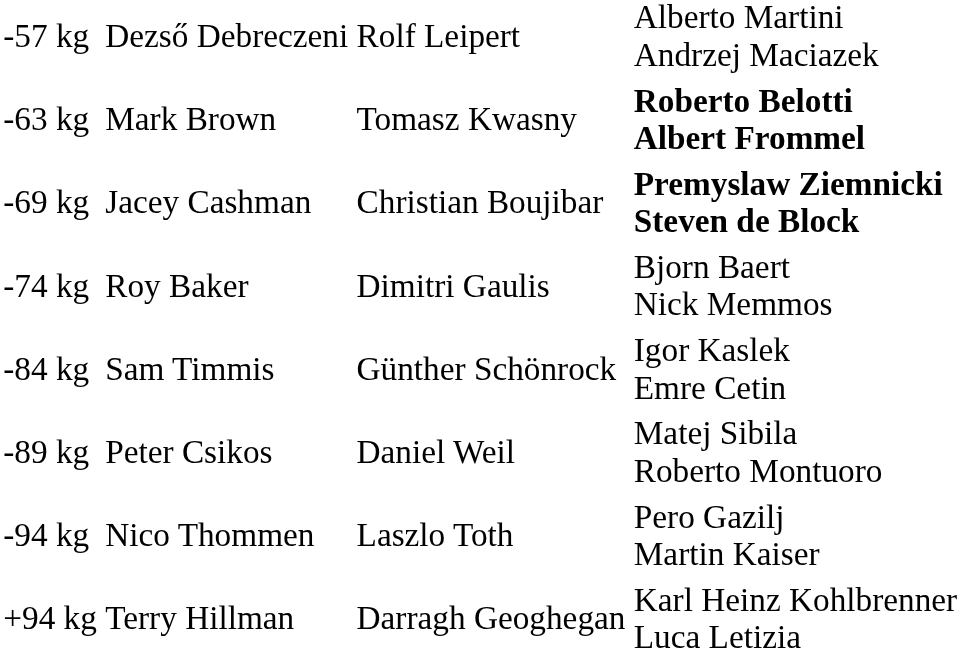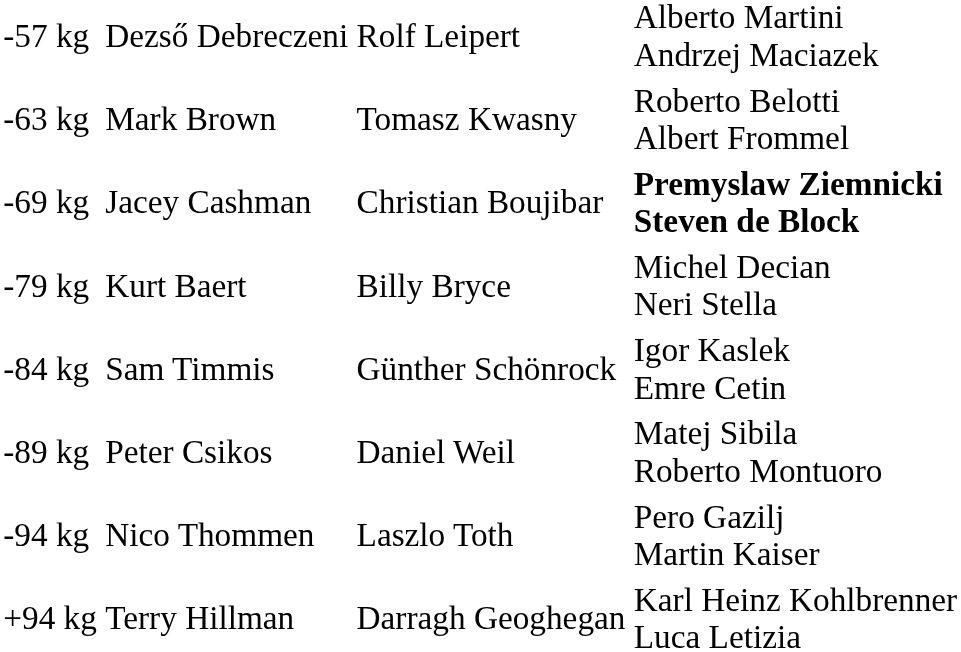(749, 119) bold -> (741, 119) normal
- row: (46, 285)
+ row: (46, 285)
